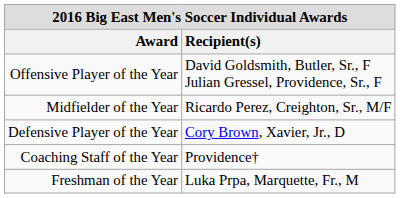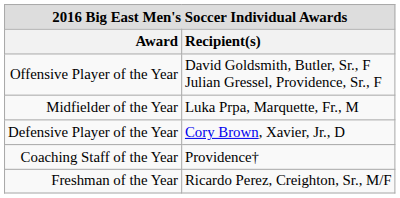(288, 108) Ricardo Perez, Creighton, Sr., M/F -> (272, 108) Luka Prpa, Marquette, Fr., M
(272, 181) Luka Prpa, Marquette, Fr., M -> (288, 181) Ricardo Perez, Creighton, Sr., M/F
